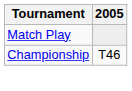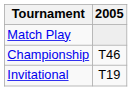+ row: (38, 75)
